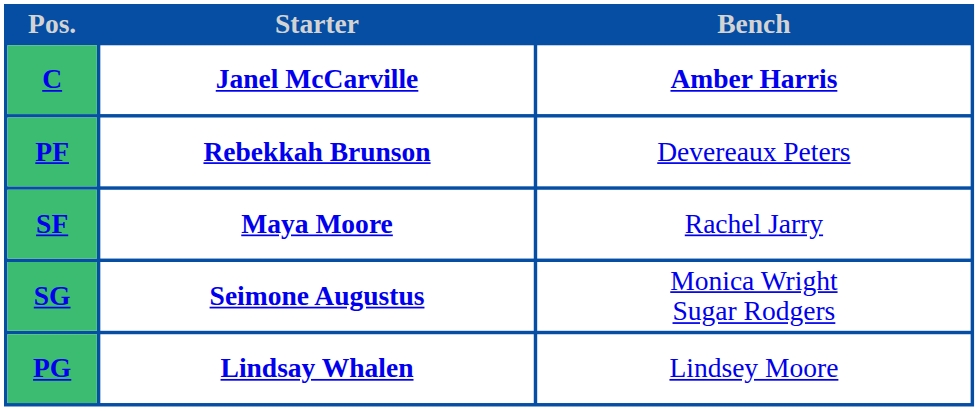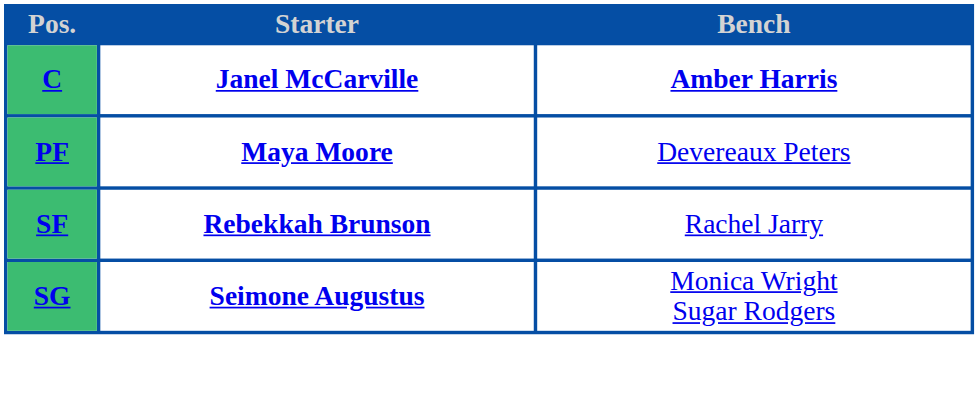(317, 151) Rebekkah Brunson -> (317, 151) Maya Moore
(317, 223) Maya Moore -> (317, 223) Rebekkah Brunson
- row: (52, 368)
